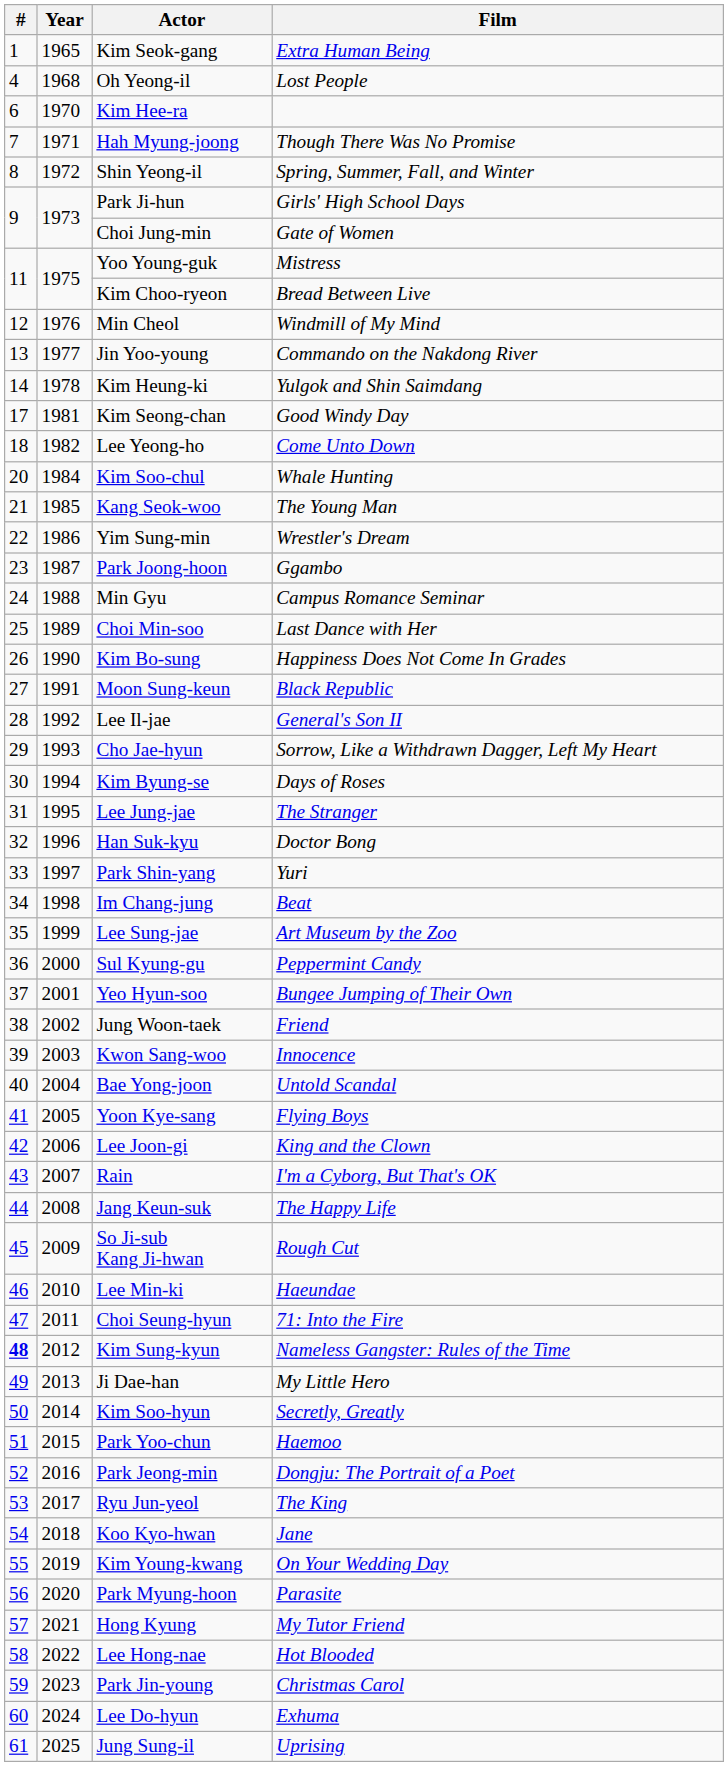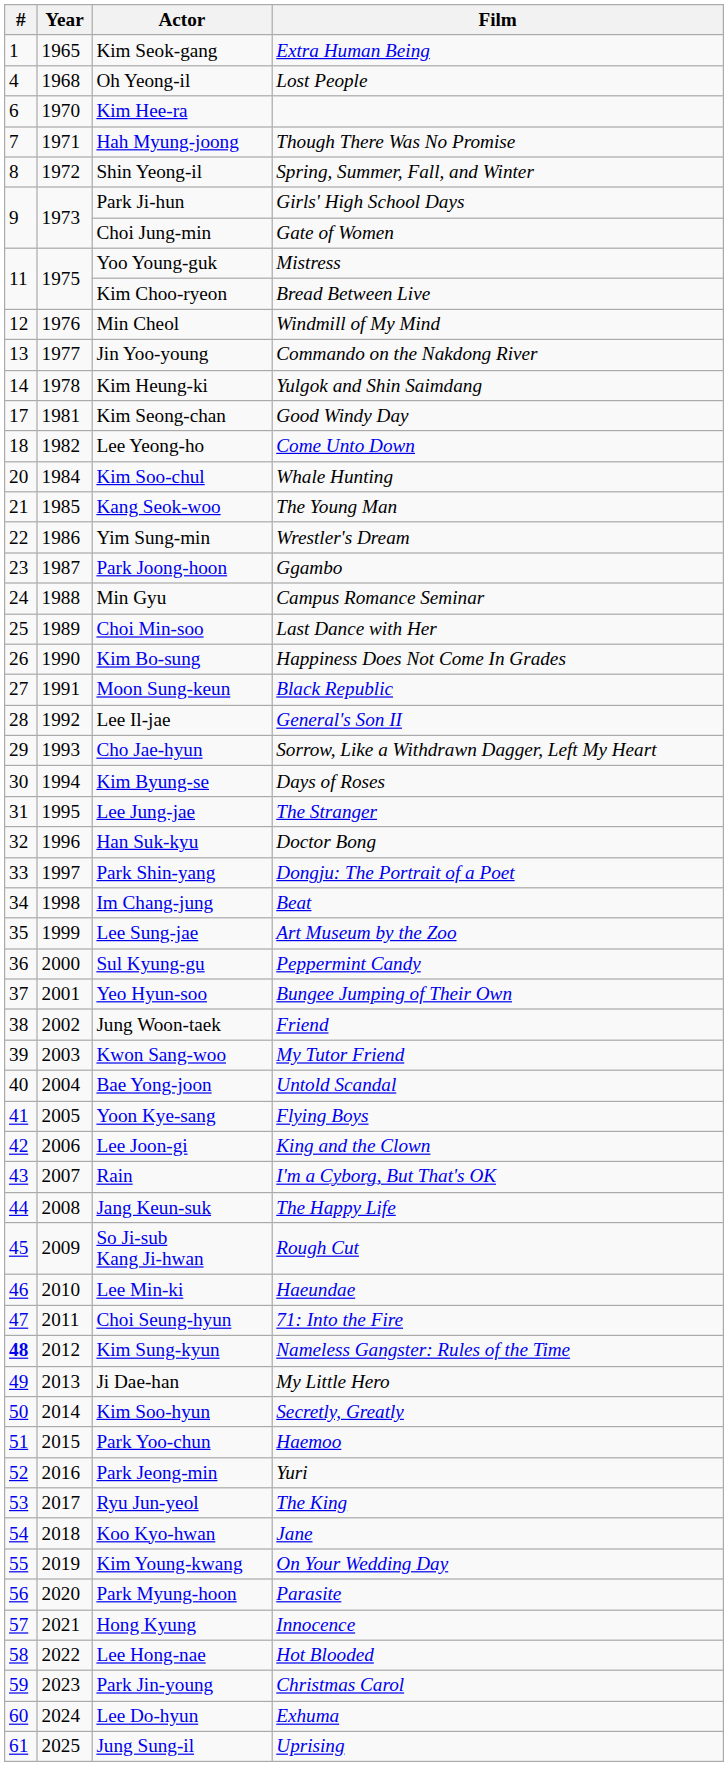(292, 872) Yuri -> (395, 872) Dongju: The Portrait of a Poet
(316, 1055) Innocence -> (340, 1055) My Tutor Friend
(395, 1472) Dongju: The Portrait of a Poet -> (292, 1472) Yuri
(340, 1624) My Tutor Friend -> (316, 1624) Innocence
